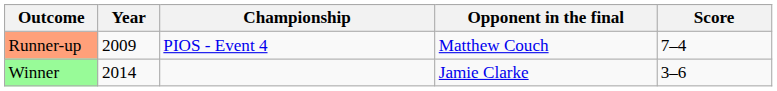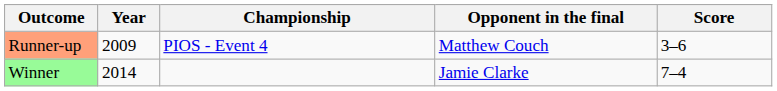(673, 45) 7–4 -> (673, 45) 3–6
(673, 72) 3–6 -> (673, 72) 7–4
